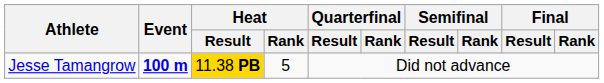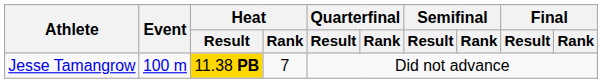(165, 66) bold -> (165, 66) normal
(286, 66) 5 -> (285, 66) 7
